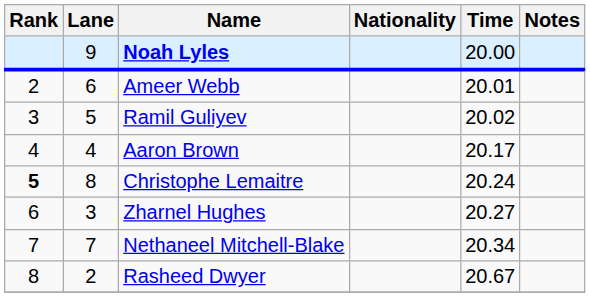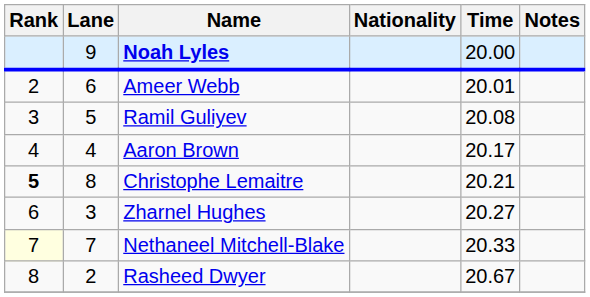(490, 118) 20.02 -> (490, 118) 20.08
(490, 181) 20.24 -> (490, 181) 20.21
(34, 244) no background -> (34, 244) lightyellow background
(490, 244) 20.34 -> (490, 244) 20.33
